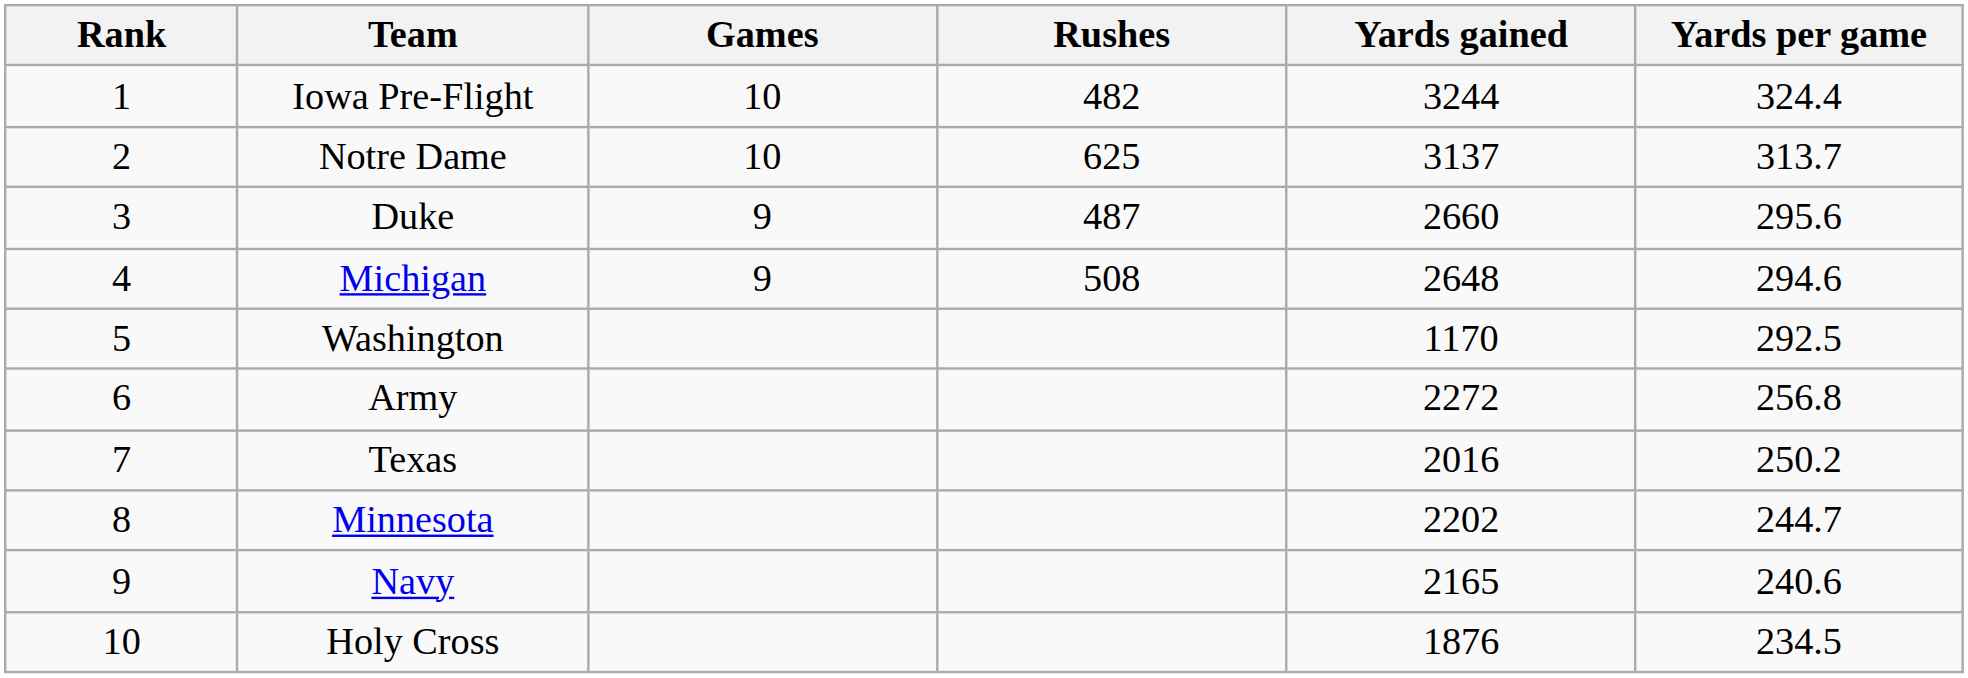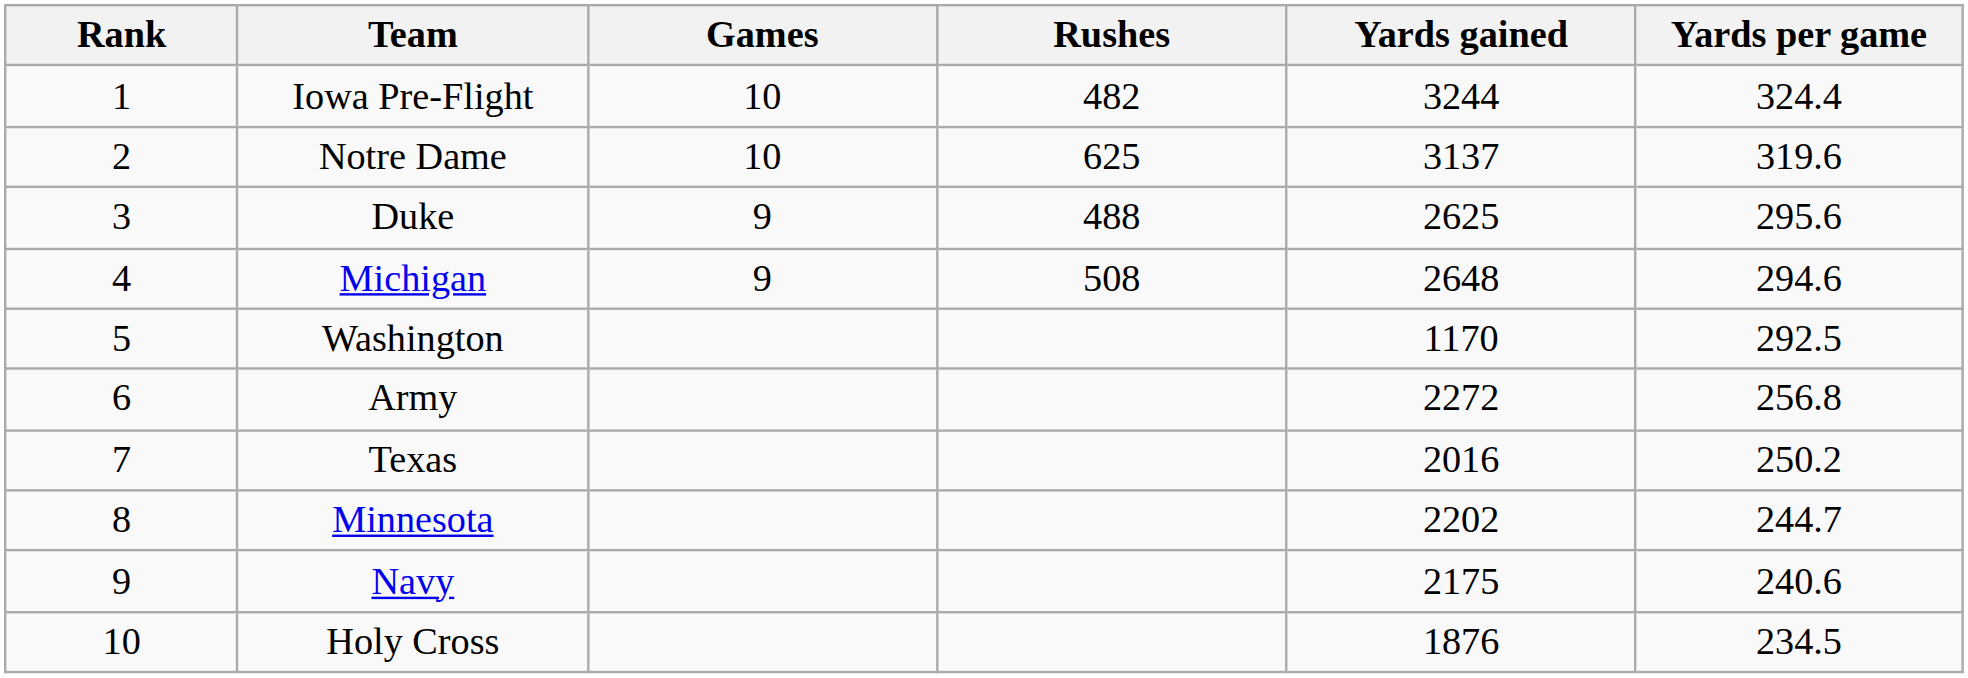(1799, 156) 313.7 -> (1799, 156) 319.6
(1112, 216) 487 -> (1112, 216) 488
(1461, 216) 2660 -> (1461, 216) 2625
(1461, 580) 2165 -> (1461, 580) 2175
